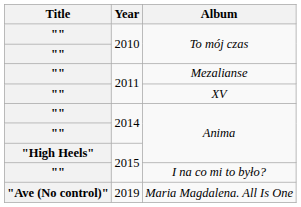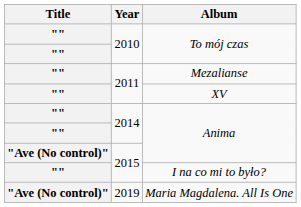(58, 152) "High Heels" -> (58, 152) "Ave (No control)"
